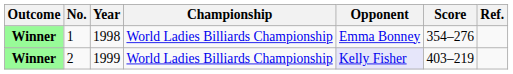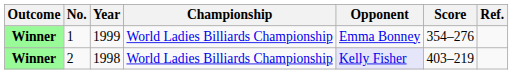(107, 36) 1998 -> (107, 36) 1999
(107, 58) 1999 -> (107, 58) 1998
